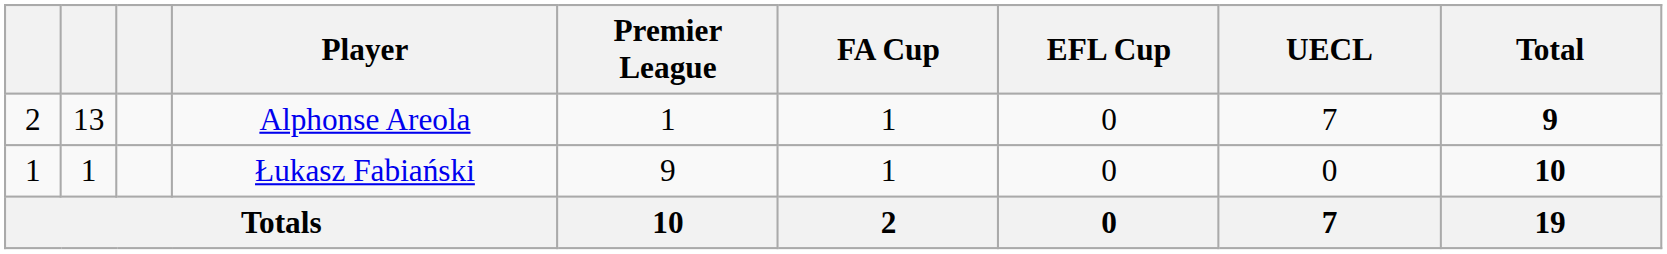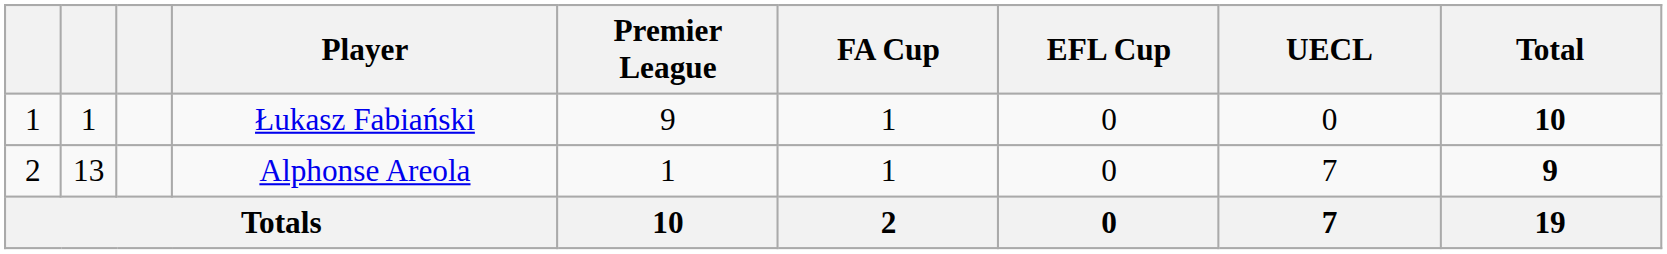rows swapped: (365, 170) <-> (365, 119)
